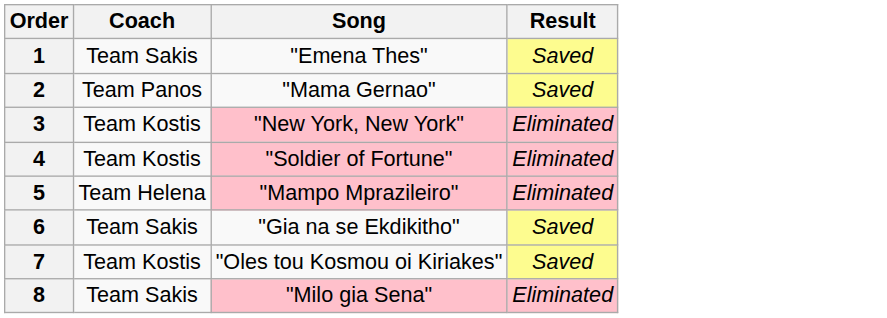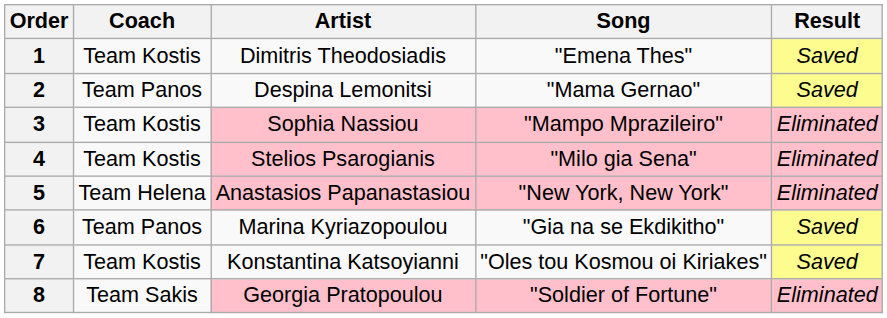+ column: (343, 21)
(142, 55) Team Sakis -> (142, 55) Team Kostis
(359, 124) "New York, New York" -> (624, 124) "Mampo Mprazileiro"
(359, 158) "Soldier of Fortune" -> (624, 158) "Milo gia Sena"
(359, 192) "Mampo Mprazileiro" -> (624, 192) "New York, New York"
(142, 227) Team Sakis -> (142, 227) Team Panos
(359, 295) "Milo gia Sena" -> (624, 295) "Soldier of Fortune"
